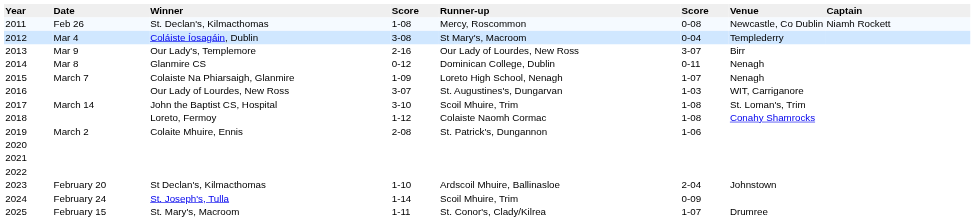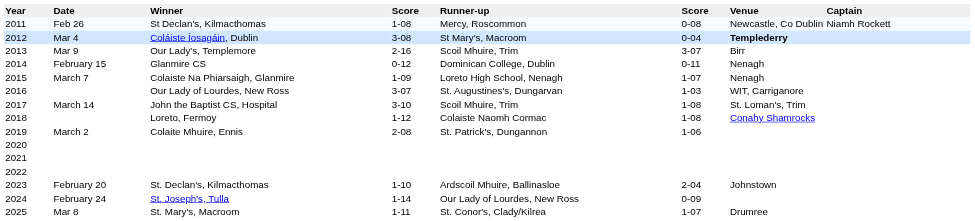(209, 24) St. Declan's, Kilmacthomas -> (208, 24) St Declan's, Kilmacthomas
(757, 37) normal -> (759, 37) bold
(509, 51) Our Lady of Lourdes, New Ross -> (479, 51) Scoil Mhuire, Trim
(66, 64) Mar 8 -> (80, 64) February 15
(208, 185) St Declan's, Kilmacthomas -> (209, 185) St. Declan's, Kilmacthomas
(479, 198) Scoil Mhuire, Trim -> (509, 198) Our Lady of Lourdes, New Ross
(80, 212) February 15 -> (66, 212) Mar 8
